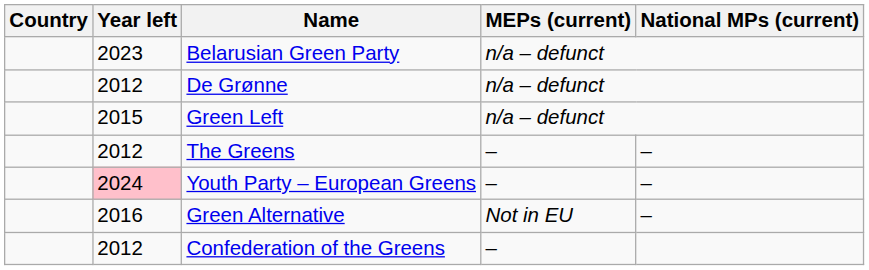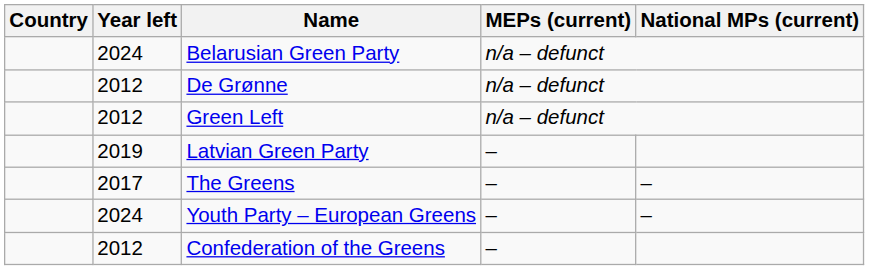(120, 53) 2023 -> (120, 53) 2024
(120, 118) 2015 -> (120, 118) 2012
+ row: (278, 150)
(120, 150) 2012 -> (120, 183) 2017
(120, 183) pink background -> (120, 215) no background
- row: (266, 215)
